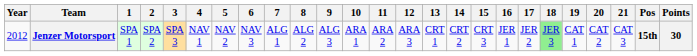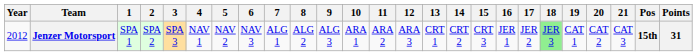(676, 35) 30 -> (676, 35) 31
